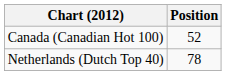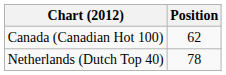(194, 37) 52 -> (194, 37) 62
